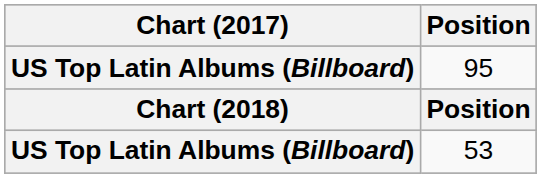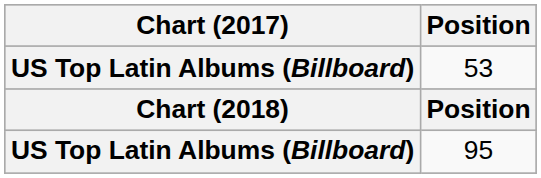rows swapped: (478, 151) <-> (478, 67)
